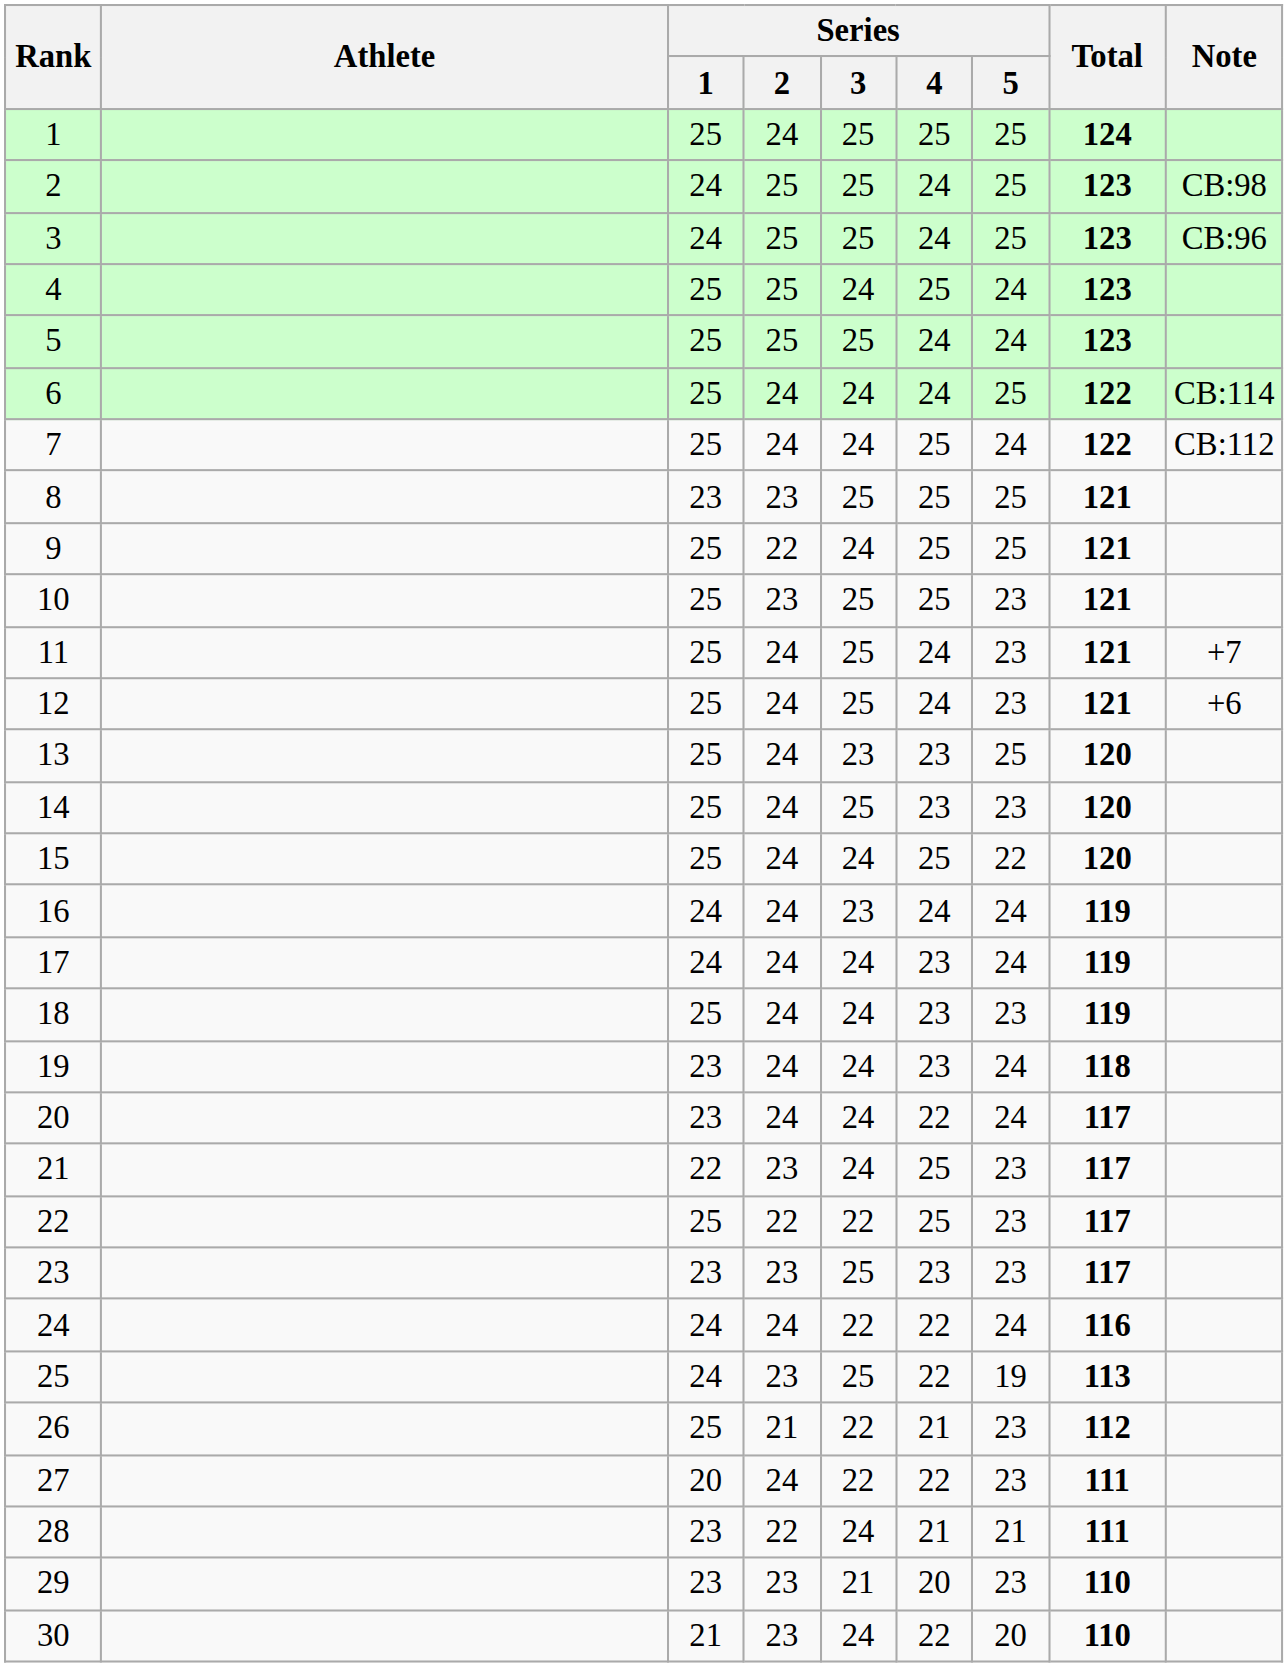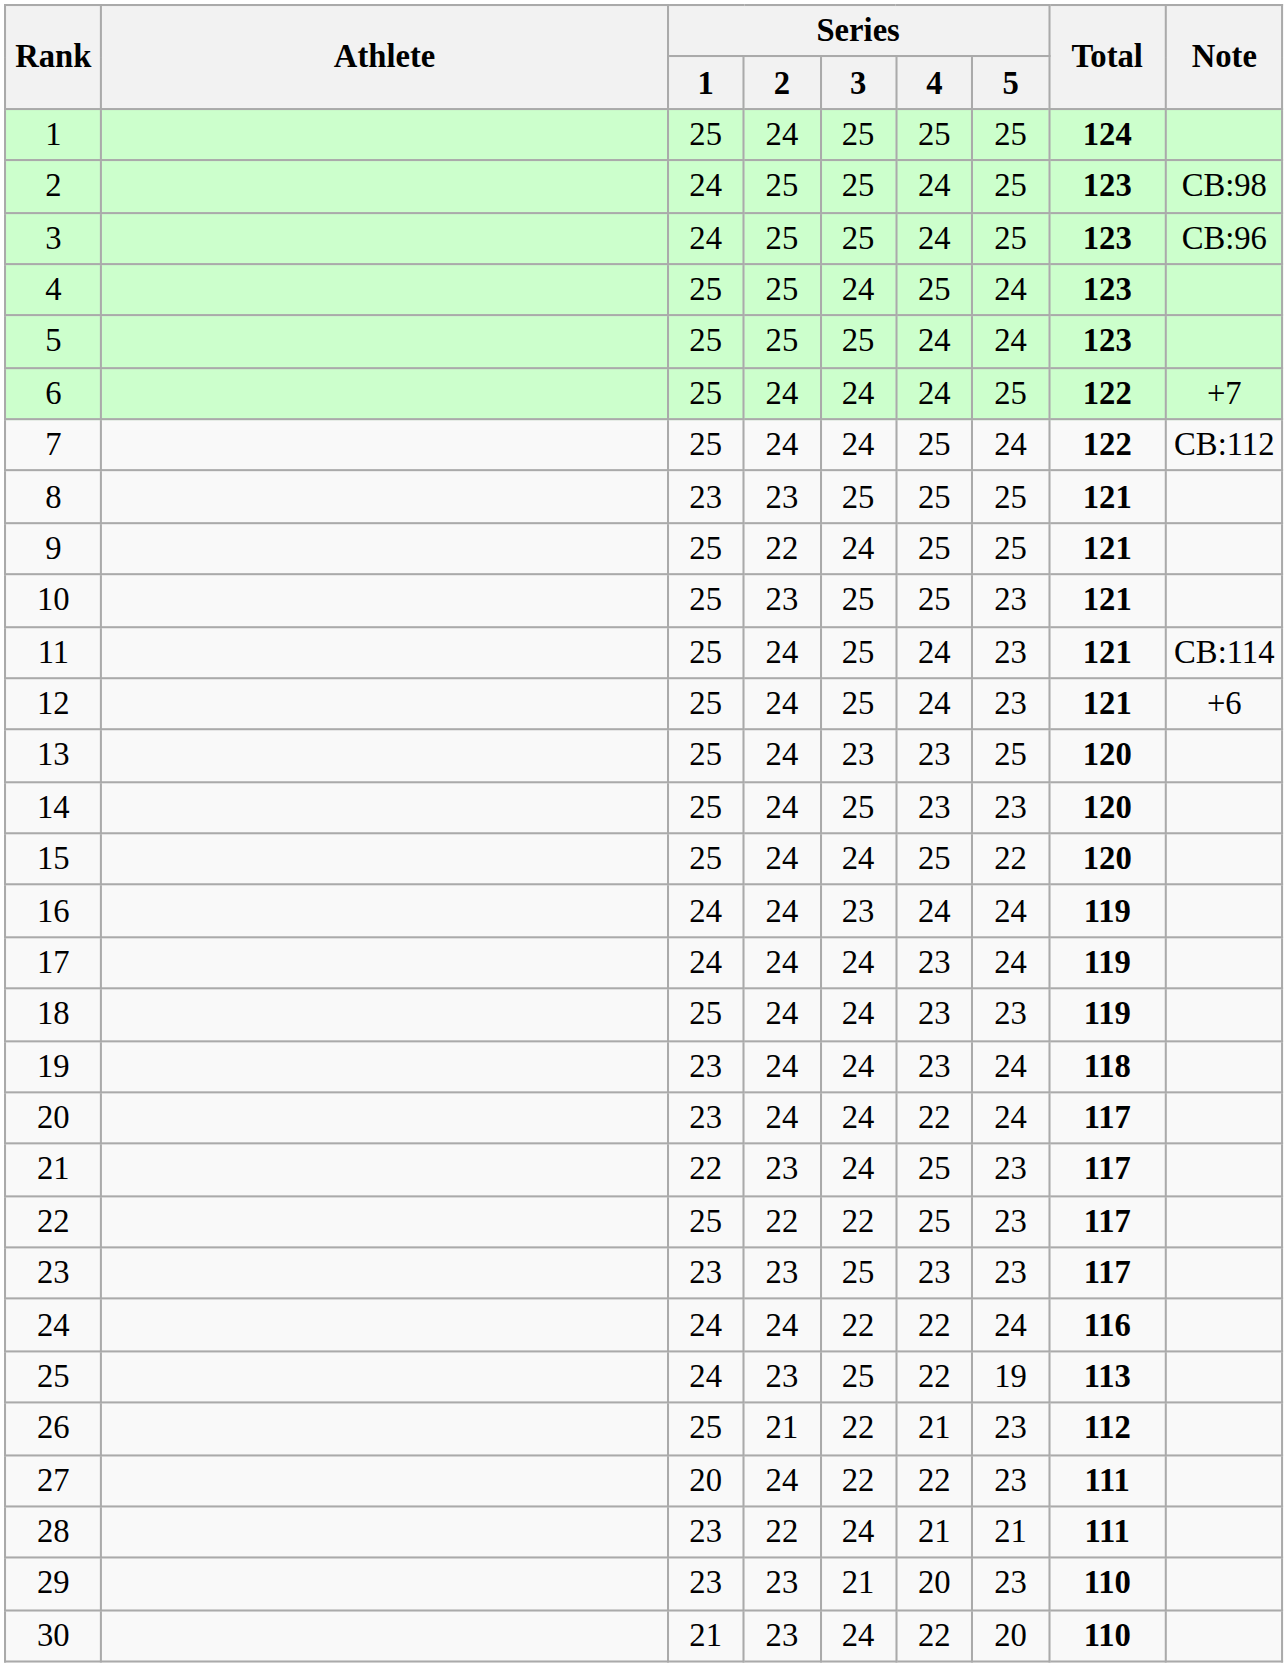(1224, 392) CB:114 -> (1224, 392) +7
(1224, 651) +7 -> (1224, 651) CB:114
